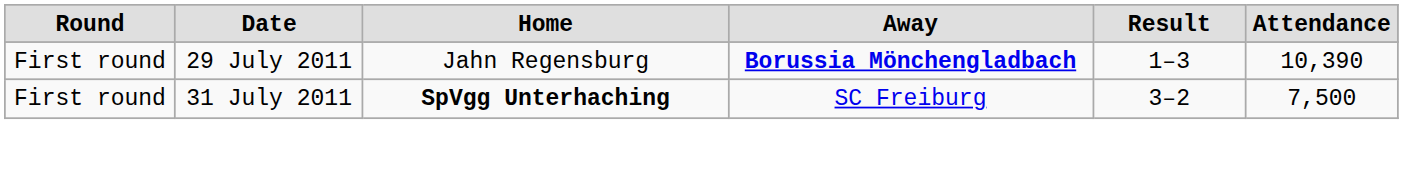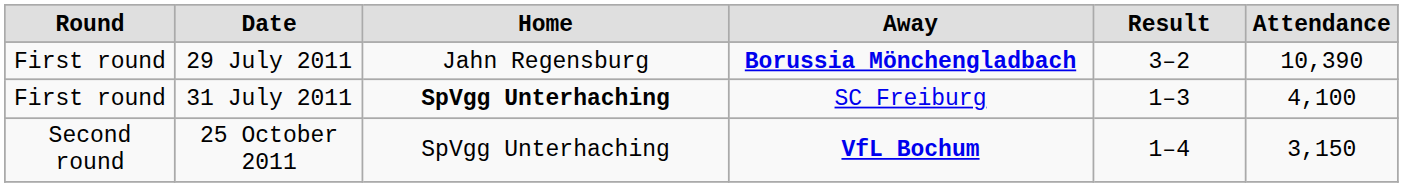(1169, 61) 1–3 -> (1169, 61) 3–2
(1169, 99) 3–2 -> (1169, 99) 1–3
(1322, 99) 7,500 -> (1322, 99) 4,100
+ row: (269, 149)
